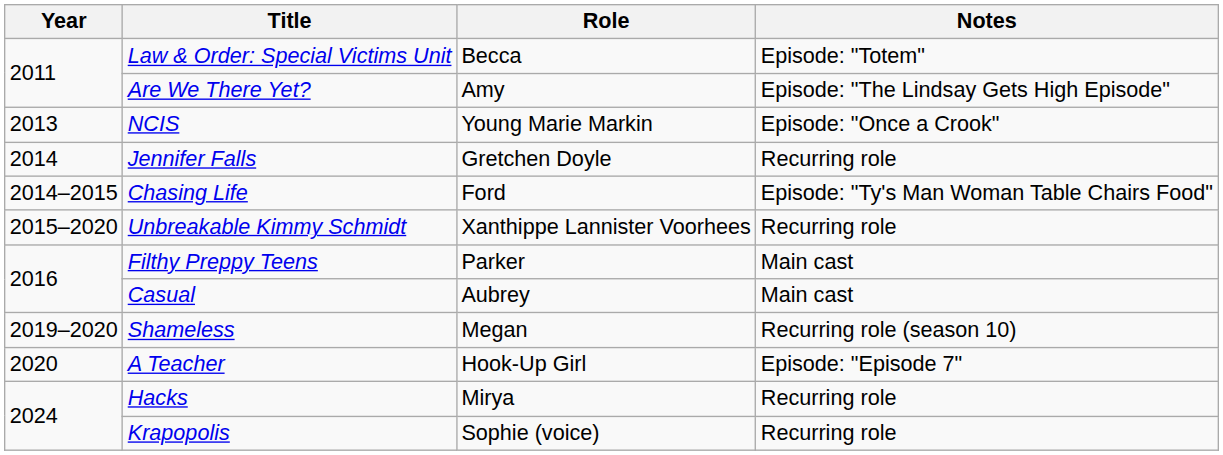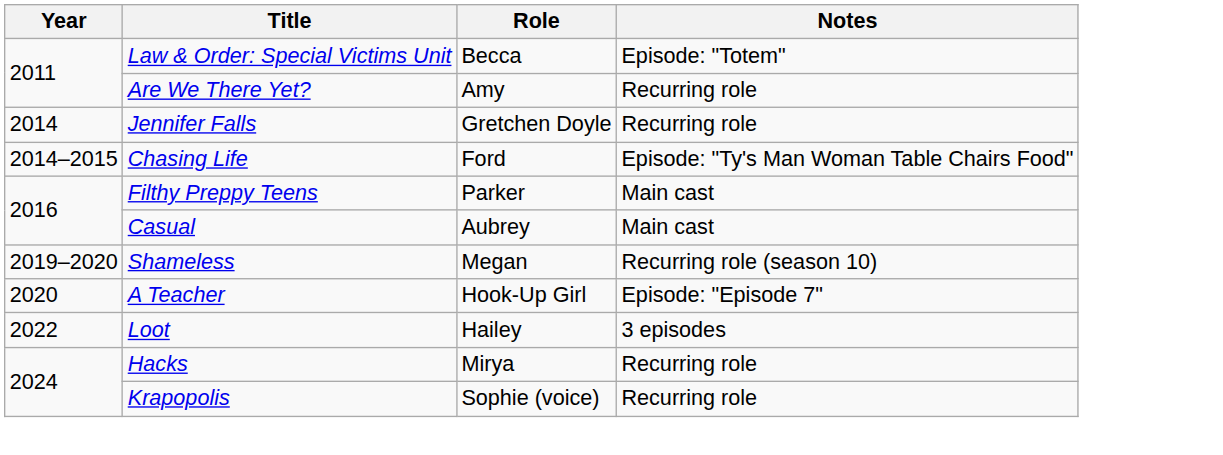(965, 90) Episode: "The Lindsay Gets High Episode" -> (689, 90) Recurring role
- row: (154, 124)
- row: (267, 227)
+ row: (149, 329)
